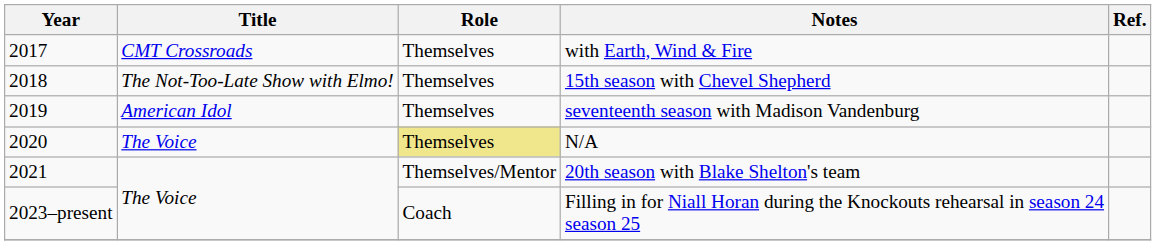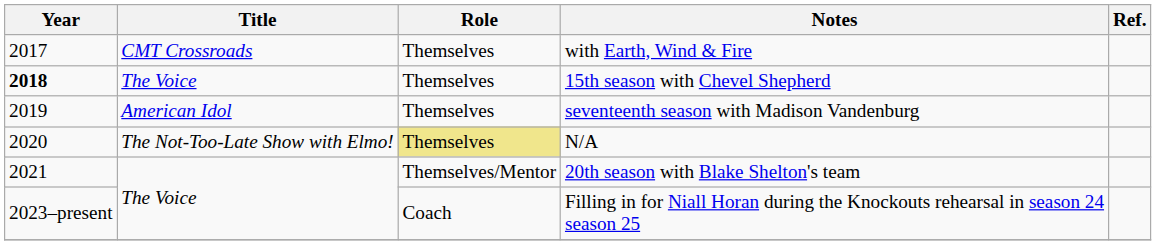(28, 80) normal -> (28, 80) bold
(258, 80) The Not-Too-Late Show with Elmo! -> (159, 80) The Voice
(159, 141) The Voice -> (258, 141) The Not-Too-Late Show with Elmo!
